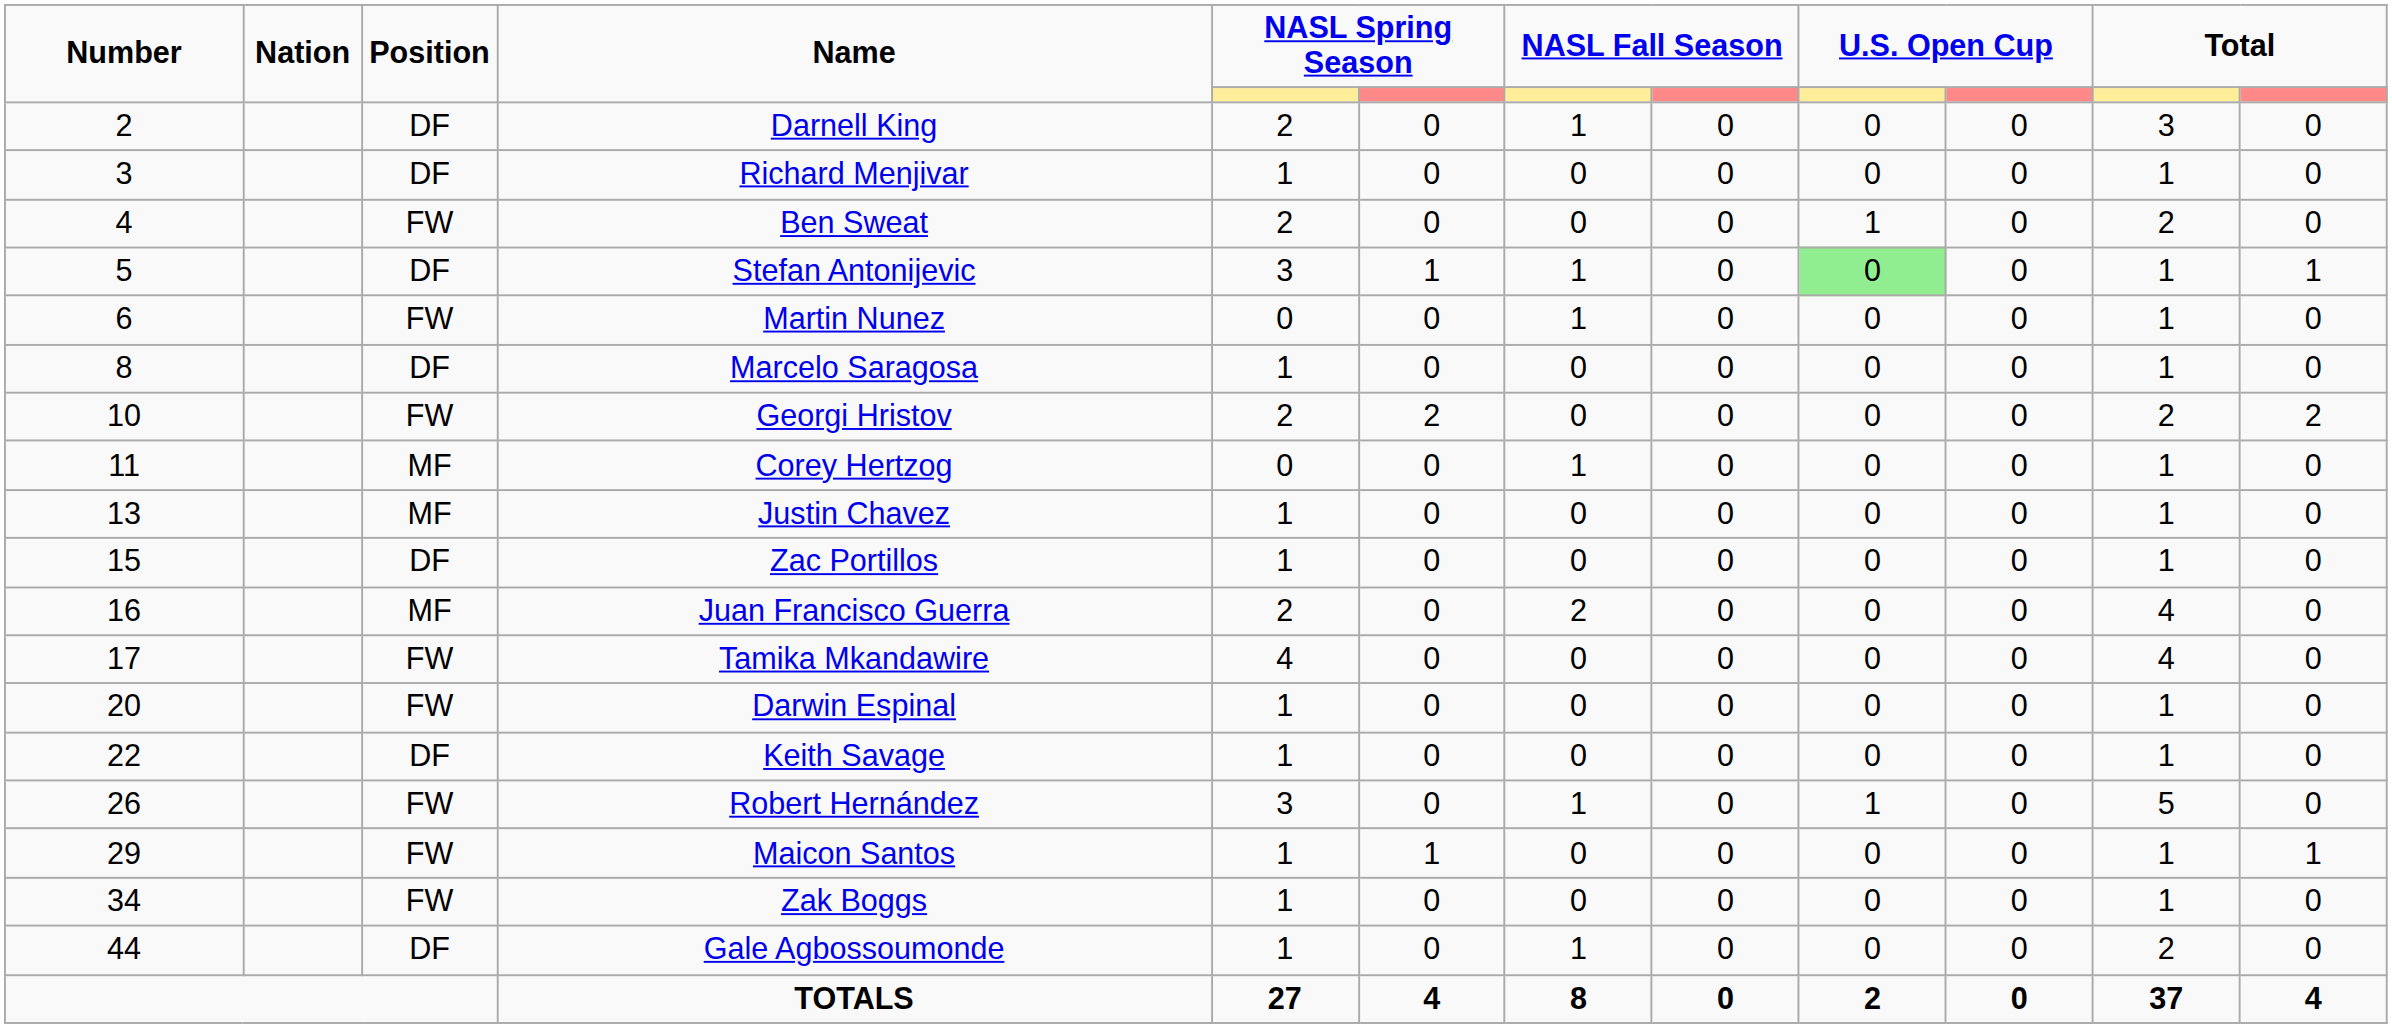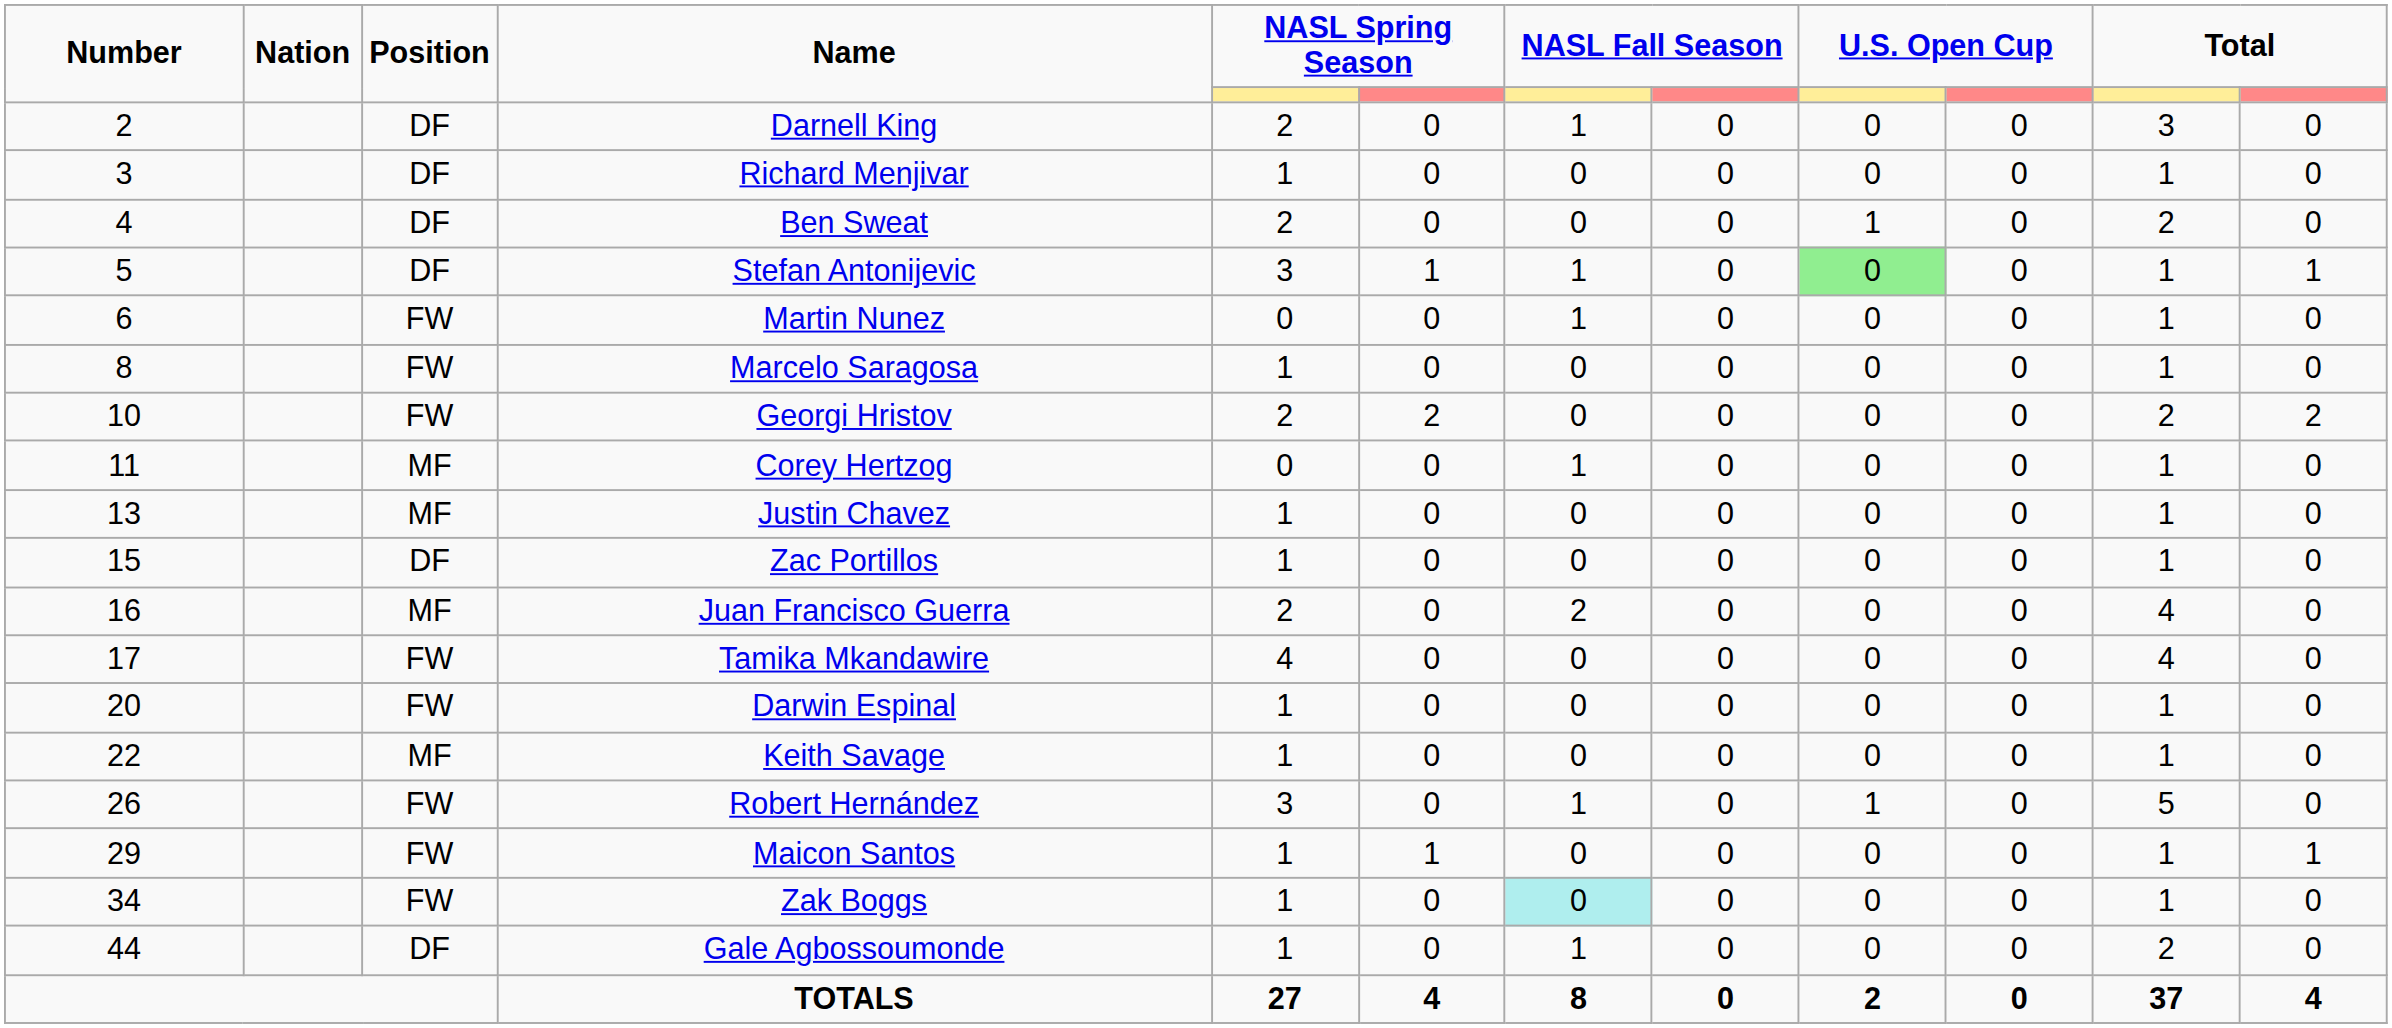(429, 222) FW -> (429, 222) DF
(429, 367) DF -> (429, 367) FW
(429, 755) DF -> (429, 755) MF
(1579, 901) no background -> (1579, 901) paleturquoise background
